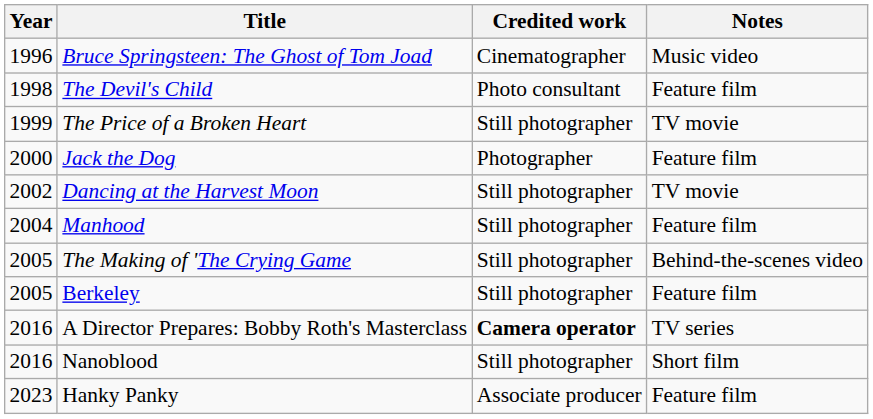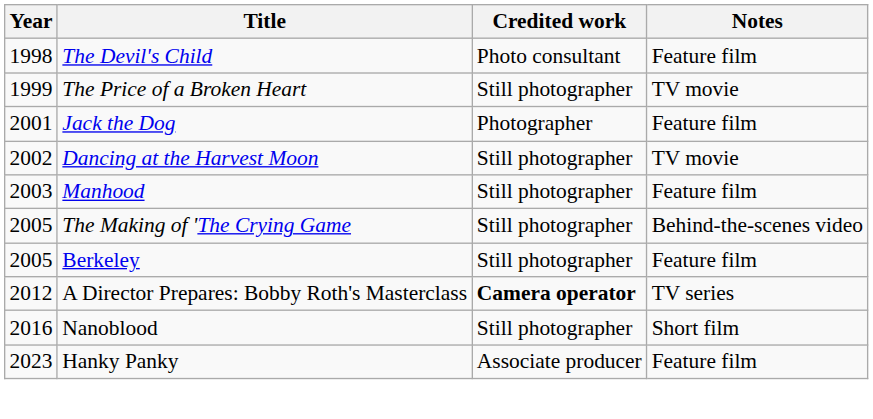- row: (247, 55)
(31, 157) 2000 -> (31, 123) 2001
(31, 225) 2004 -> (31, 191) 2003
(31, 327) 2016 -> (31, 293) 2012
